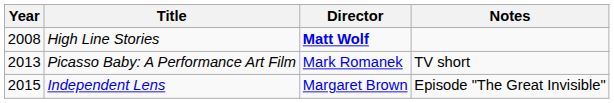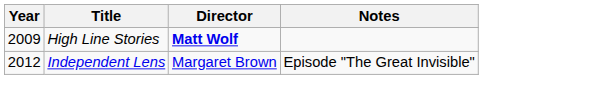(24, 39) 2008 -> (24, 39) 2009
- row: (172, 62)
(24, 86) 2015 -> (24, 62) 2012
